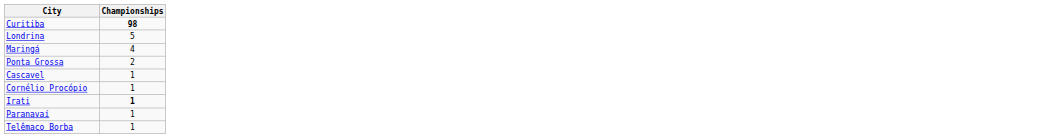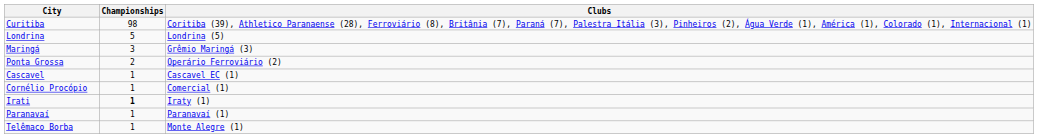+ column: (599, 11)
(133, 24) bold -> (133, 24) normal
(132, 50) 4 -> (132, 50) 3
